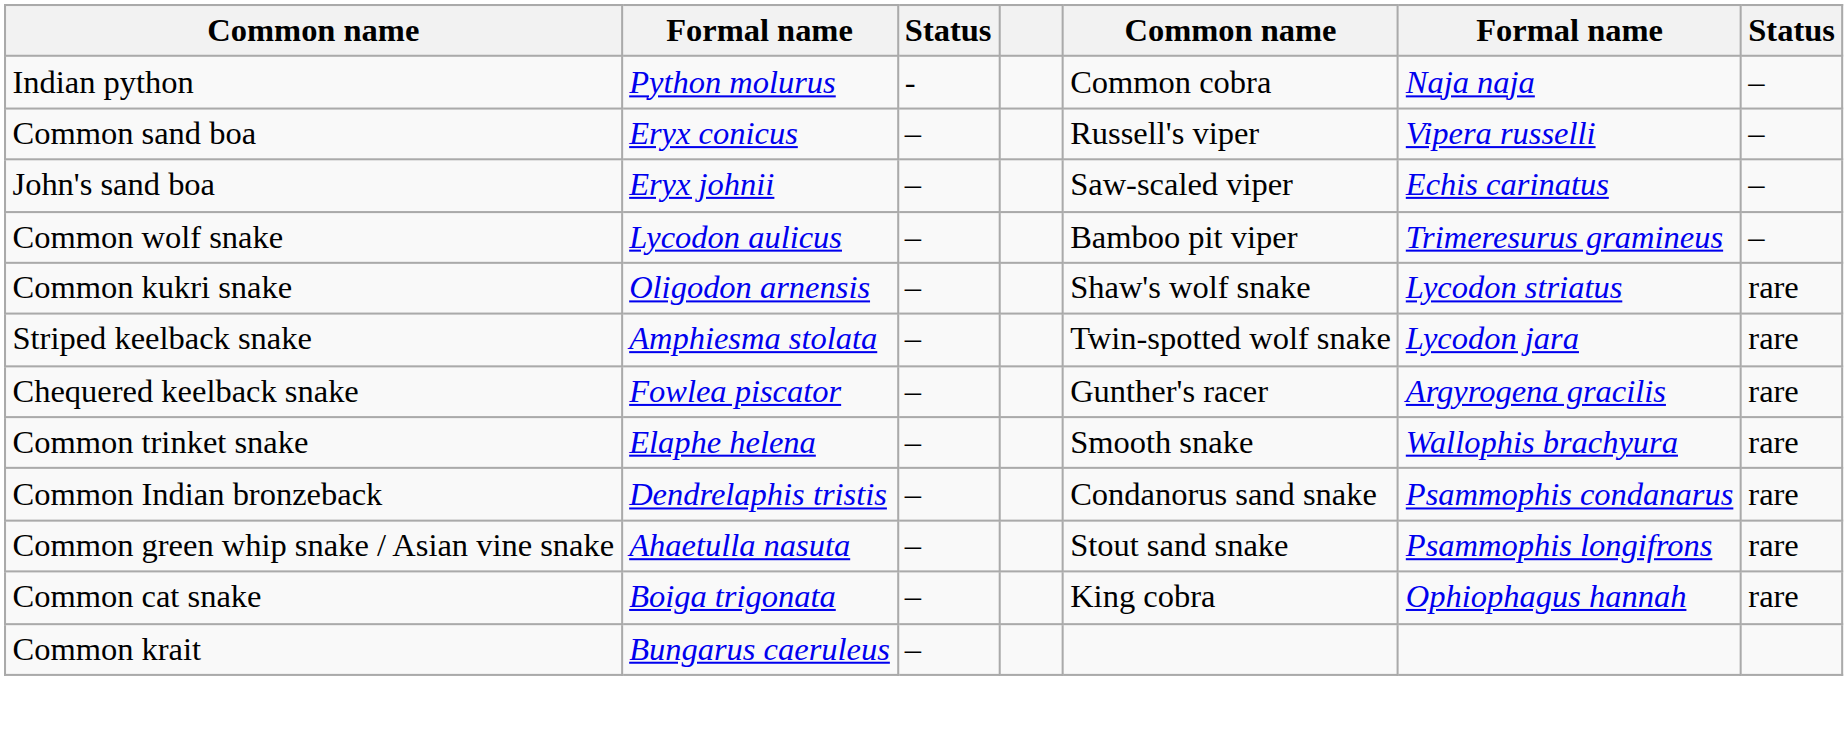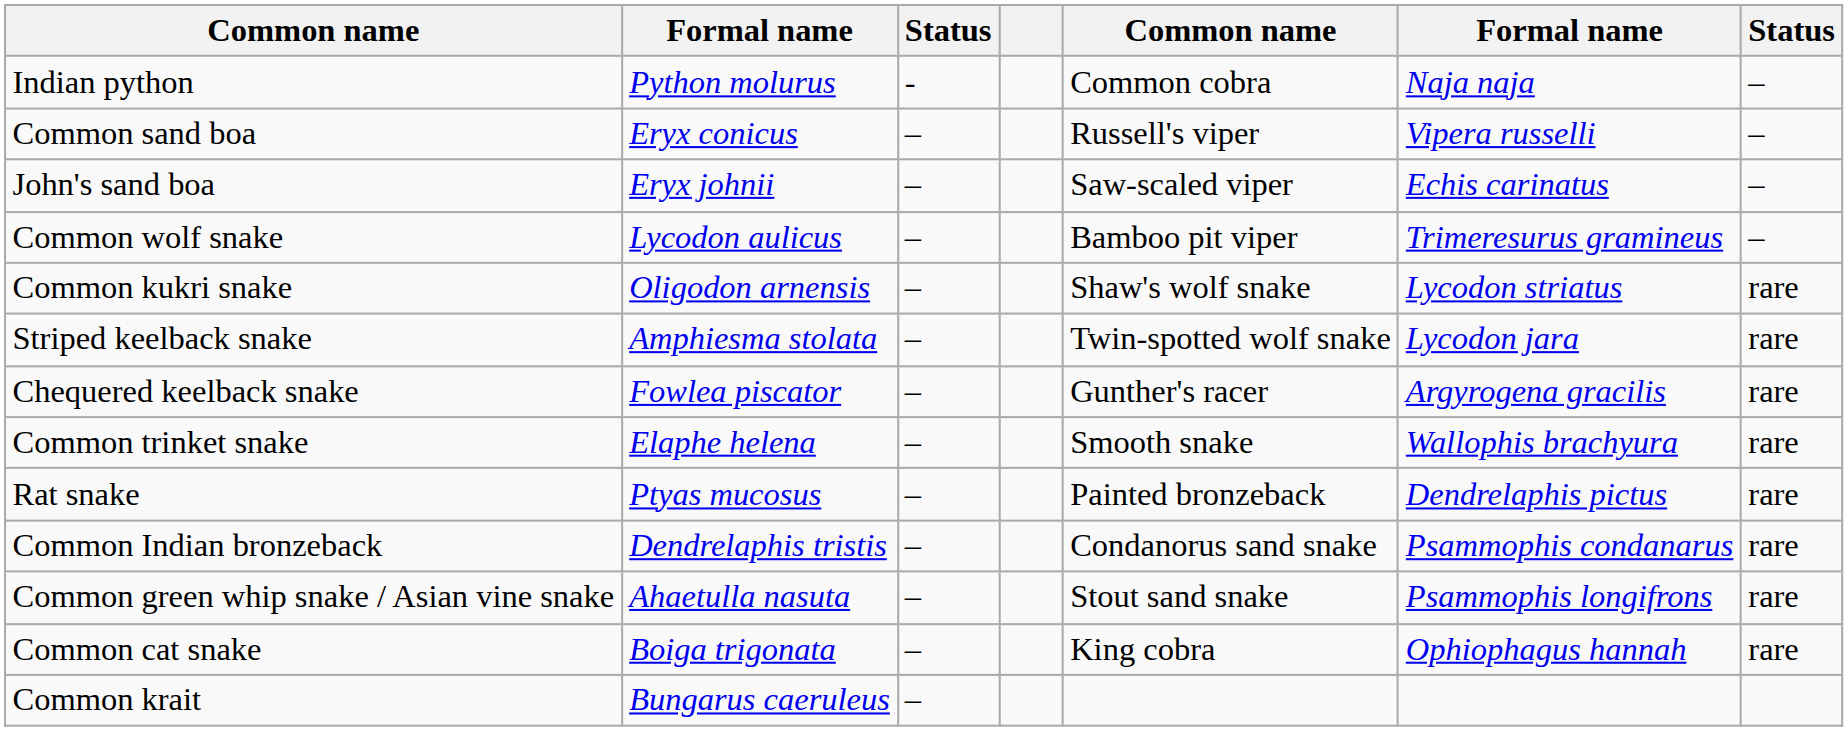+ row: (76, 493)
